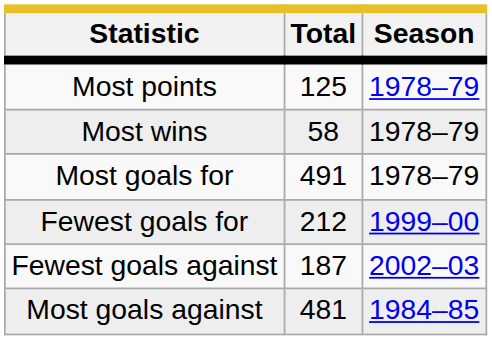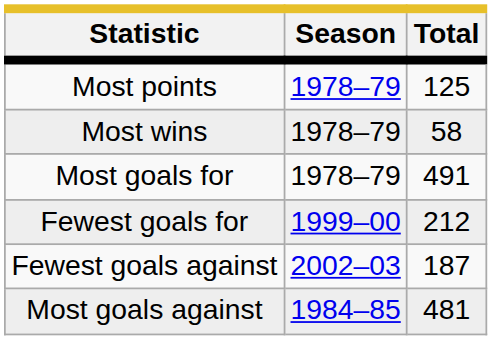columns swapped: (323, 34) <-> (424, 34)
